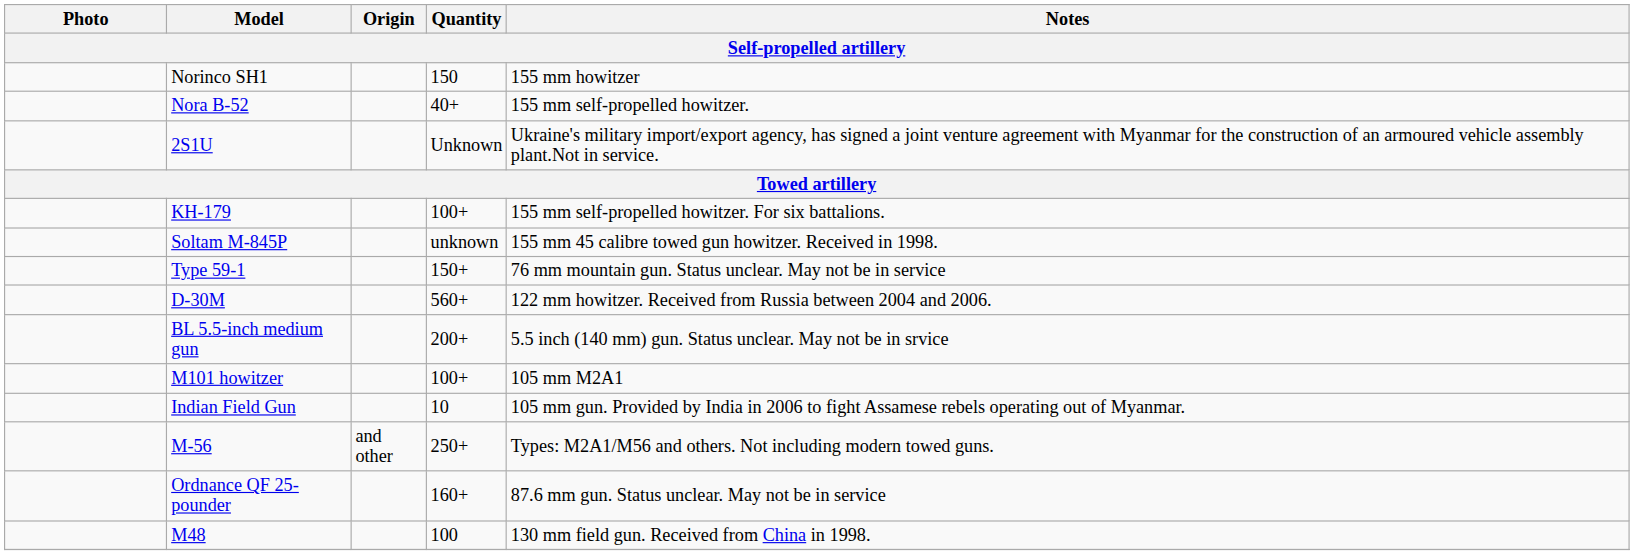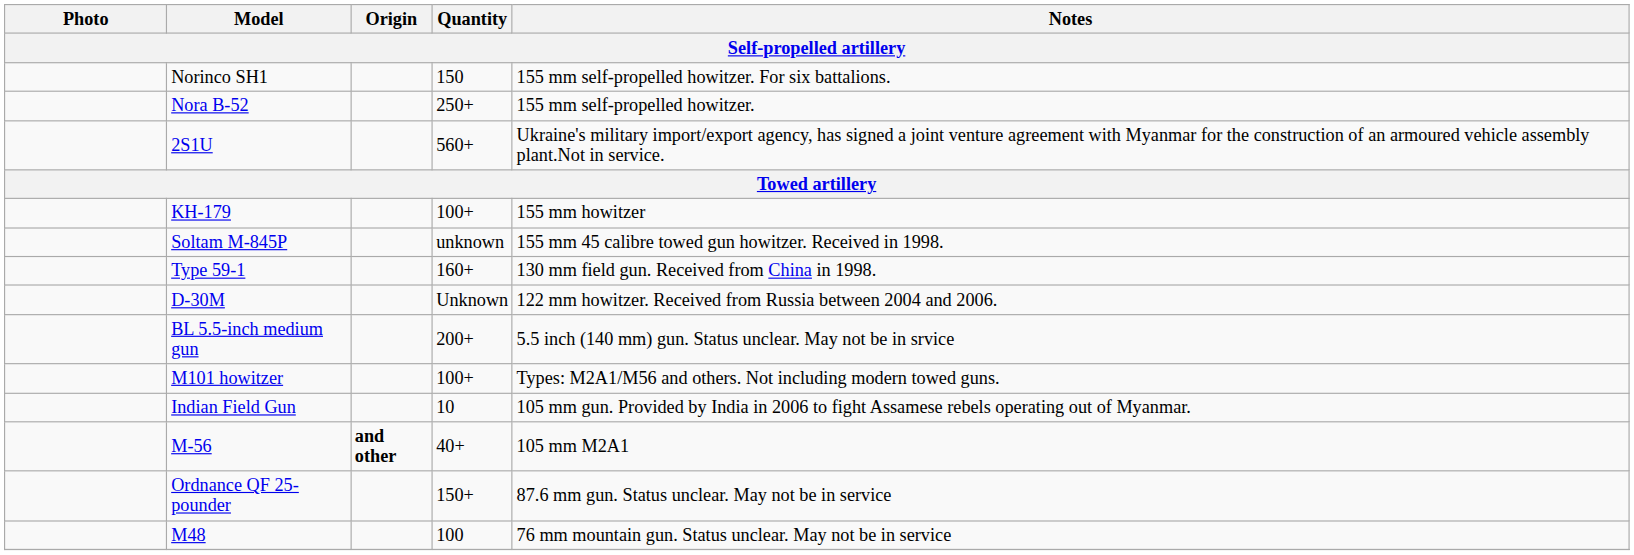(575, 76) 155 mm howitzer -> (704, 76) 155 mm self-propelled howitzer. For six battalions.
(445, 105) 40+ -> (455, 105) 250+
(466, 144) Unknown -> (455, 144) 560+
(698, 213) 155 mm self-propelled howitzer. For six battalions. -> (581, 213) 155 mm howitzer
(449, 270) 150+ -> (455, 270) 160+
(728, 270) 76 mm mountain gun. Status unclear. May not be in service -> (696, 270) 130 mm field gun. Received from China in 1998.
(449, 299) 560+ -> (472, 299) Unknown
(567, 378) 105 mm M2A1 -> (758, 378) Types: M2A1/M56 and others. Not including modern towed guns.
(374, 446) normal -> (376, 446) bold
(449, 446) 250+ -> (451, 446) 40+
(752, 446) Types: M2A1/M56 and others. Not including modern towed guns. -> (573, 446) 105 mm M2A1
(449, 495) 160+ -> (455, 495) 150+
(691, 534) 130 mm field gun. Received from China in 1998. -> (734, 534) 76 mm mountain gun. Status unclear. May not be in service
